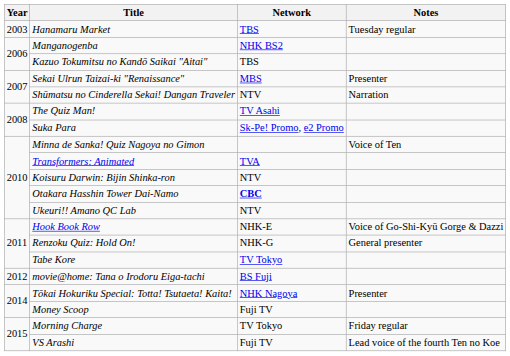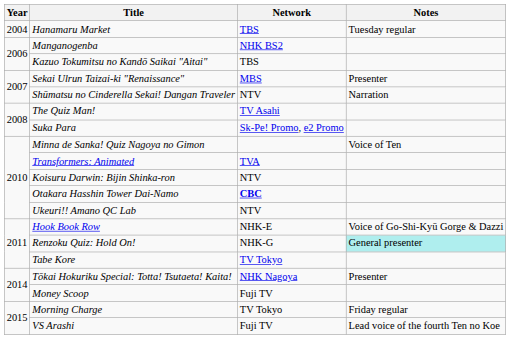(17, 29) 2003 -> (17, 29) 2004
(385, 243) no background -> (385, 243) paleturquoise background
- row: (118, 276)
